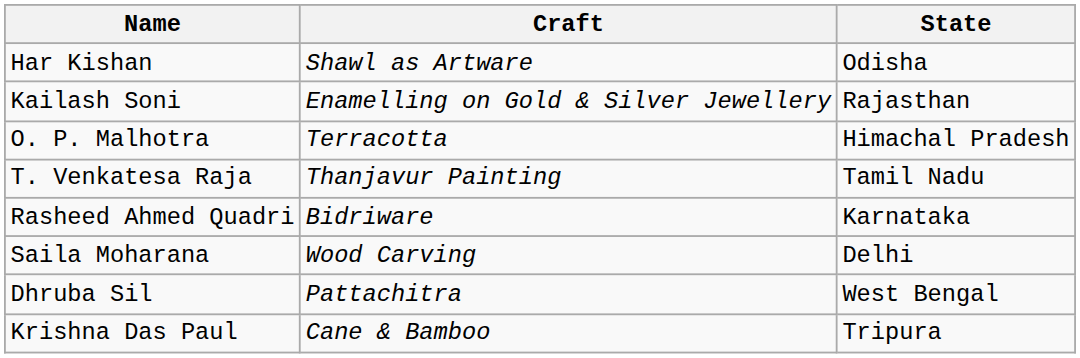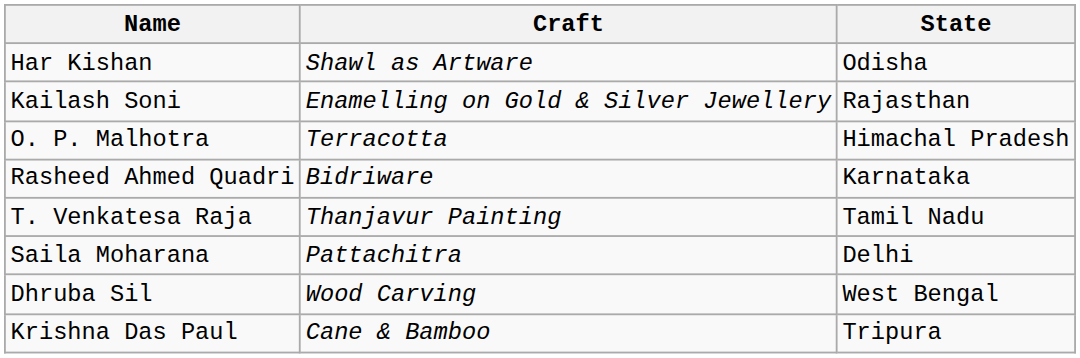rows swapped: (153, 217) <-> (131, 178)
(391, 256) Wood Carving -> (384, 256) Pattachitra
(384, 294) Pattachitra -> (391, 294) Wood Carving
